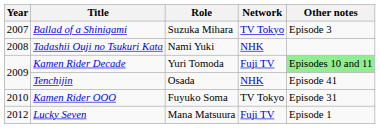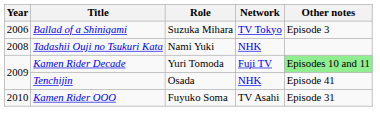(18, 30) 2007 -> (18, 30) 2006
(262, 98) TV Tokyo -> (259, 98) TV Asahi
- row: (60, 115)
